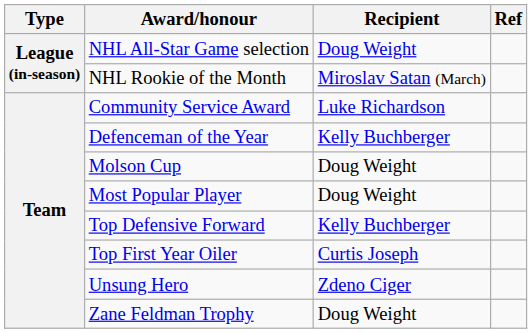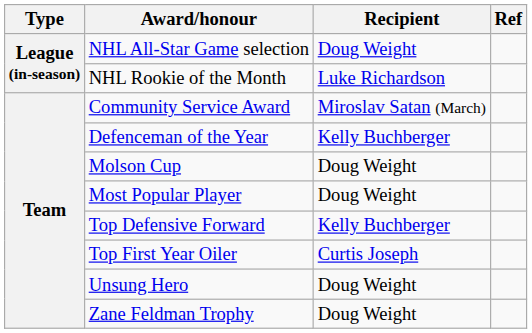(402, 78) Miroslav Satan (March) -> (381, 78) Luke Richardson
(381, 107) Luke Richardson -> (402, 107) Miroslav Satan (March)
(364, 284) Zdeno Ciger -> (367, 284) Doug Weight
